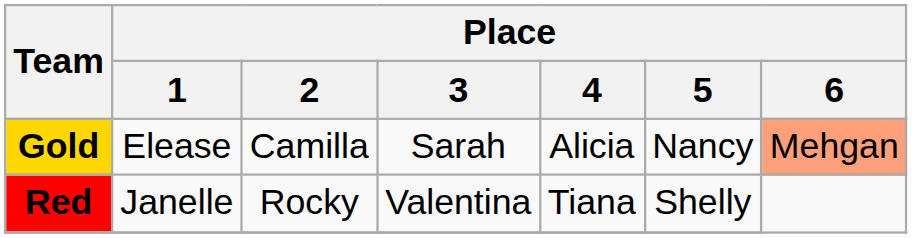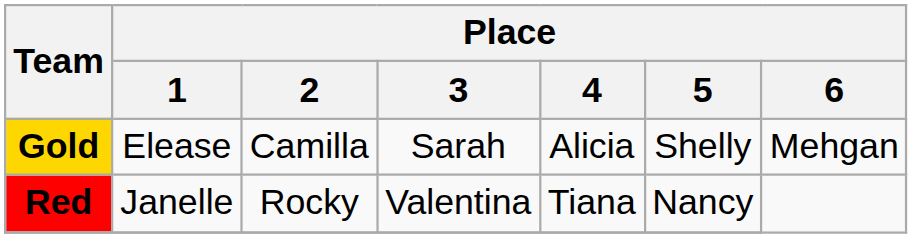(703, 145) Nancy -> (703, 145) Shelly
(834, 145) lightsalmon background -> (834, 145) no background
(703, 202) Shelly -> (703, 202) Nancy
